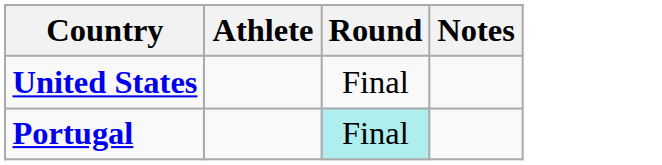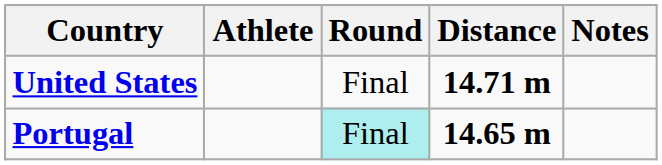+ column: (497, 30)
